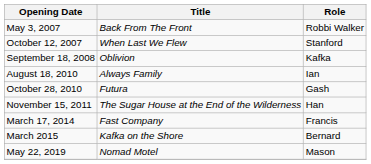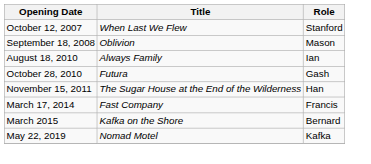- row: (33, 27)
(318, 58) Kafka -> (320, 43) Mason
(320, 151) Mason -> (318, 136) Kafka
